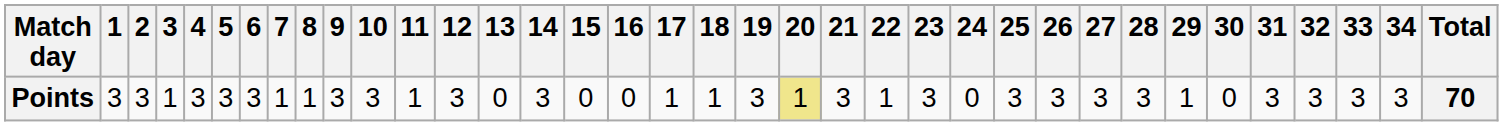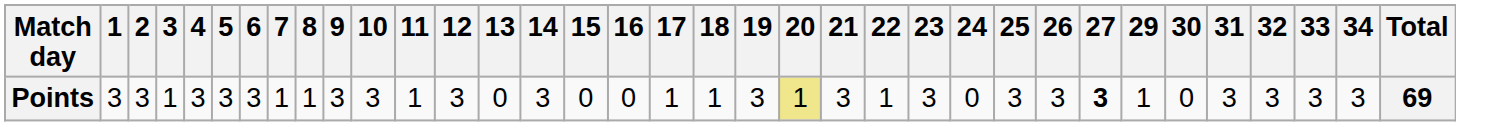- column: (1144, 26)
(1101, 98) normal -> (1101, 98) bold
(1460, 98) 70 -> (1417, 98) 69
